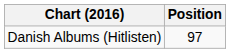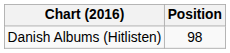(195, 37) 97 -> (195, 37) 98
